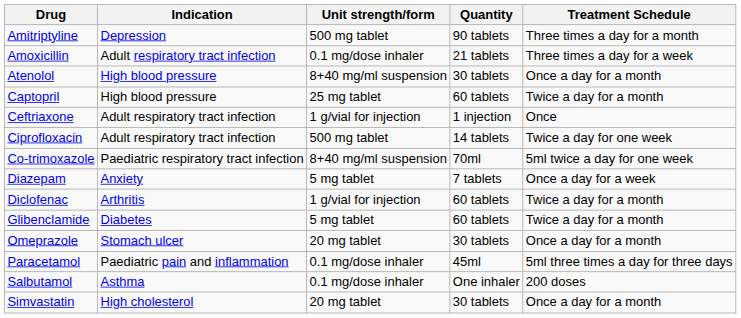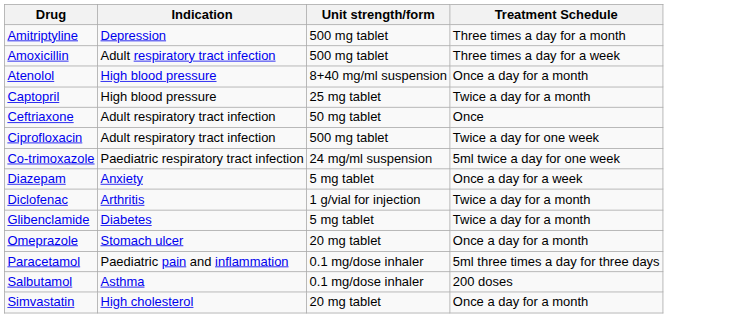- column: (486, 14)
(367, 55) 0.1 mg/dose inhaler -> (349, 55) 500 mg tablet
(365, 117) 1 g/vial for injection -> (345, 117) 50 mg tablet
(378, 158) 8+40 mg/ml suspension -> (371, 158) 24 mg/ml suspension
